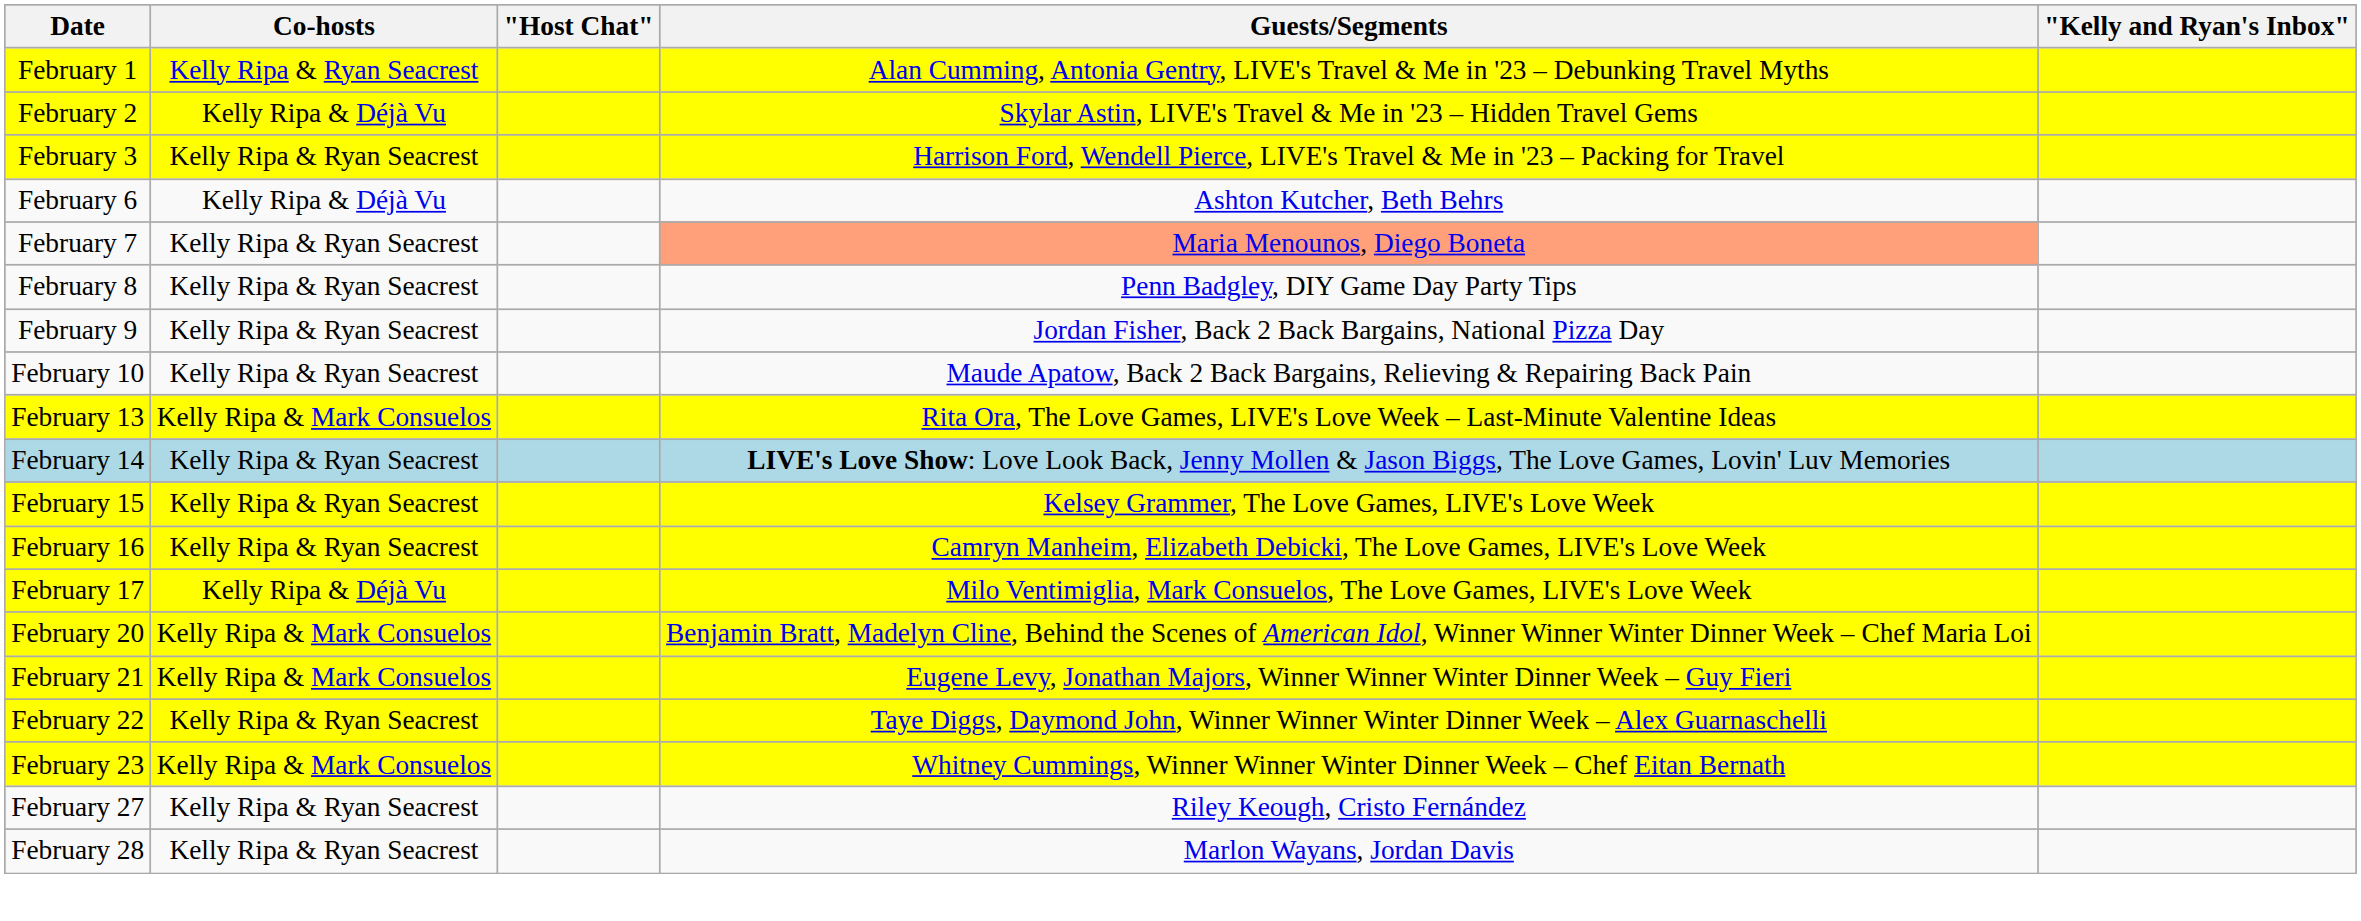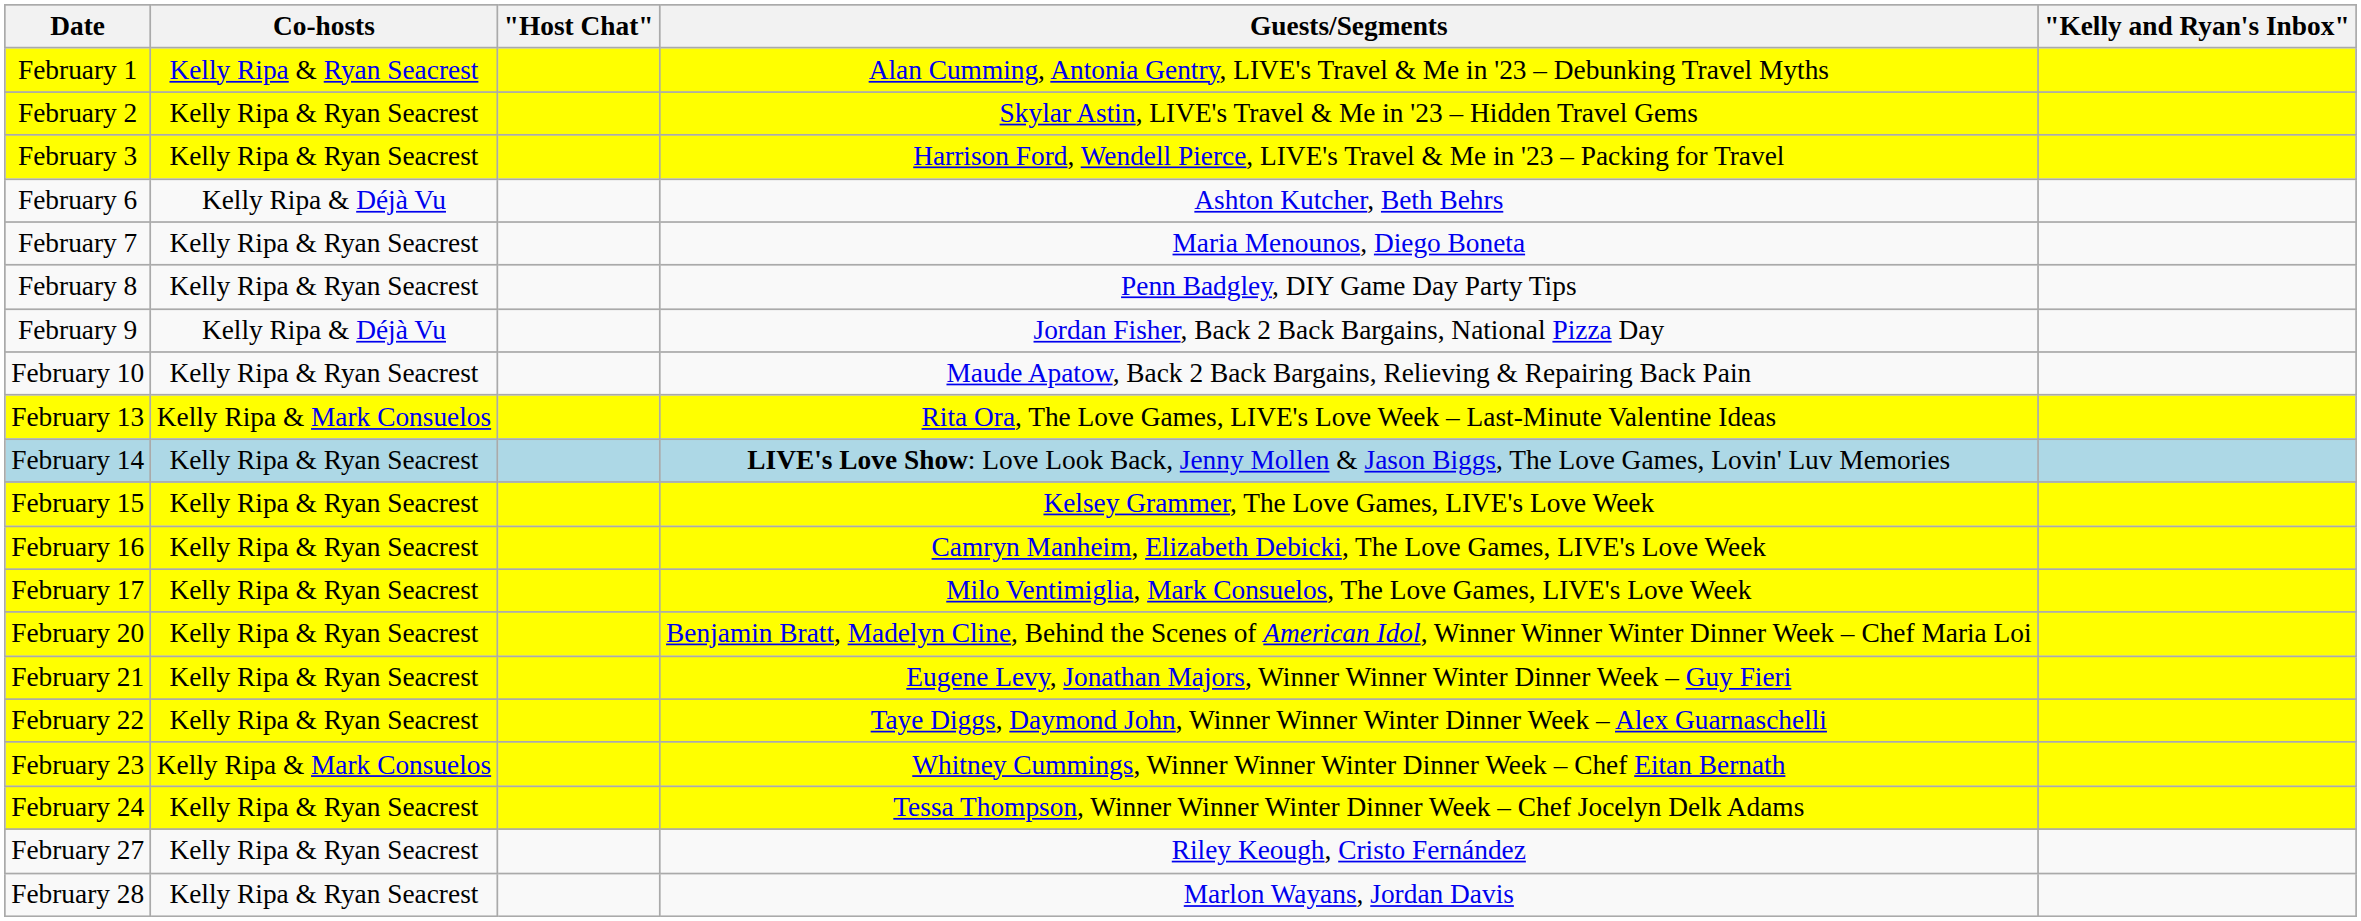(324, 112) Kelly Ripa & Déjà Vu -> (324, 112) Kelly Ripa & Ryan Seacrest
(1349, 243) lightsalmon background -> (1349, 243) no background
(324, 329) Kelly Ripa & Ryan Seacrest -> (324, 329) Kelly Ripa & Déjà Vu
(324, 590) Kelly Ripa & Déjà Vu -> (324, 590) Kelly Ripa & Ryan Seacrest
(324, 633) Kelly Ripa & Mark Consuelos -> (324, 633) Kelly Ripa & Ryan Seacrest
(324, 677) Kelly Ripa & Mark Consuelos -> (324, 677) Kelly Ripa & Ryan Seacrest
+ row: (78, 807)
